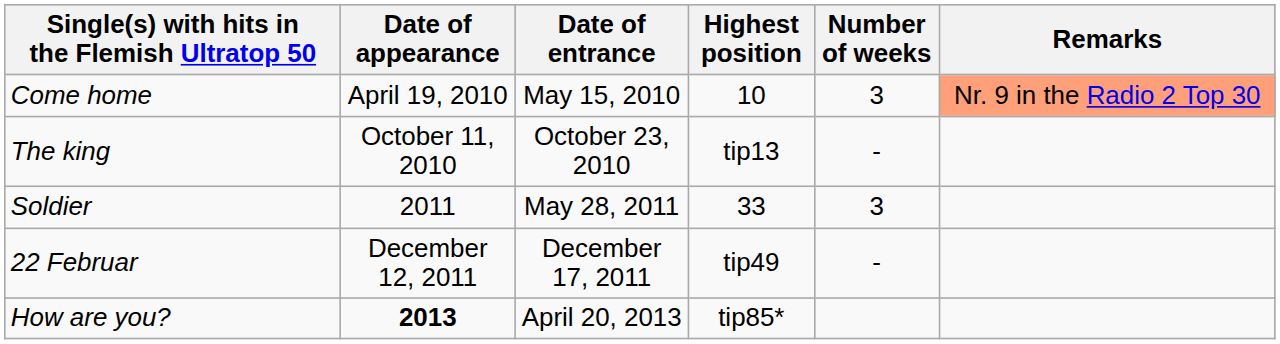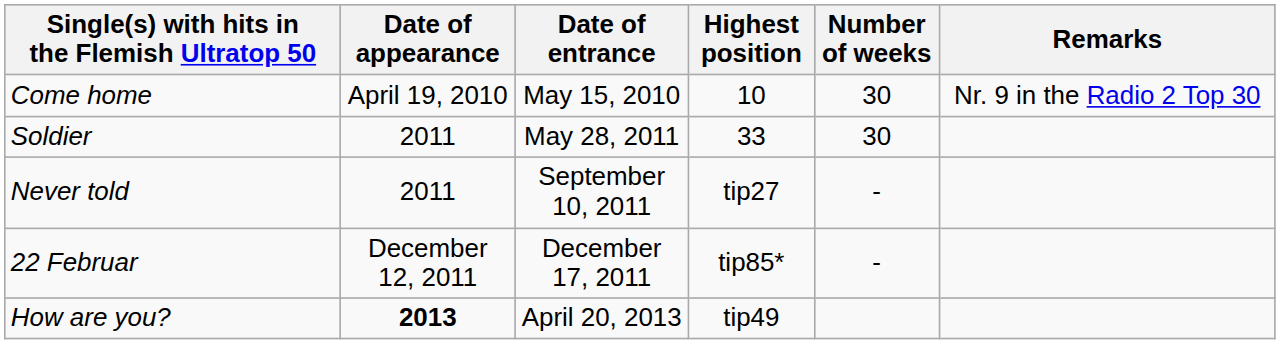(877, 95) 3 -> (877, 95) 30
(1107, 95) lightsalmon background -> (1107, 95) no background
- row: (60, 151)
(877, 206) 3 -> (877, 136) 30
+ row: (70, 192)
(751, 262) tip49 -> (751, 262) tip85*
(751, 318) tip85* -> (751, 318) tip49
